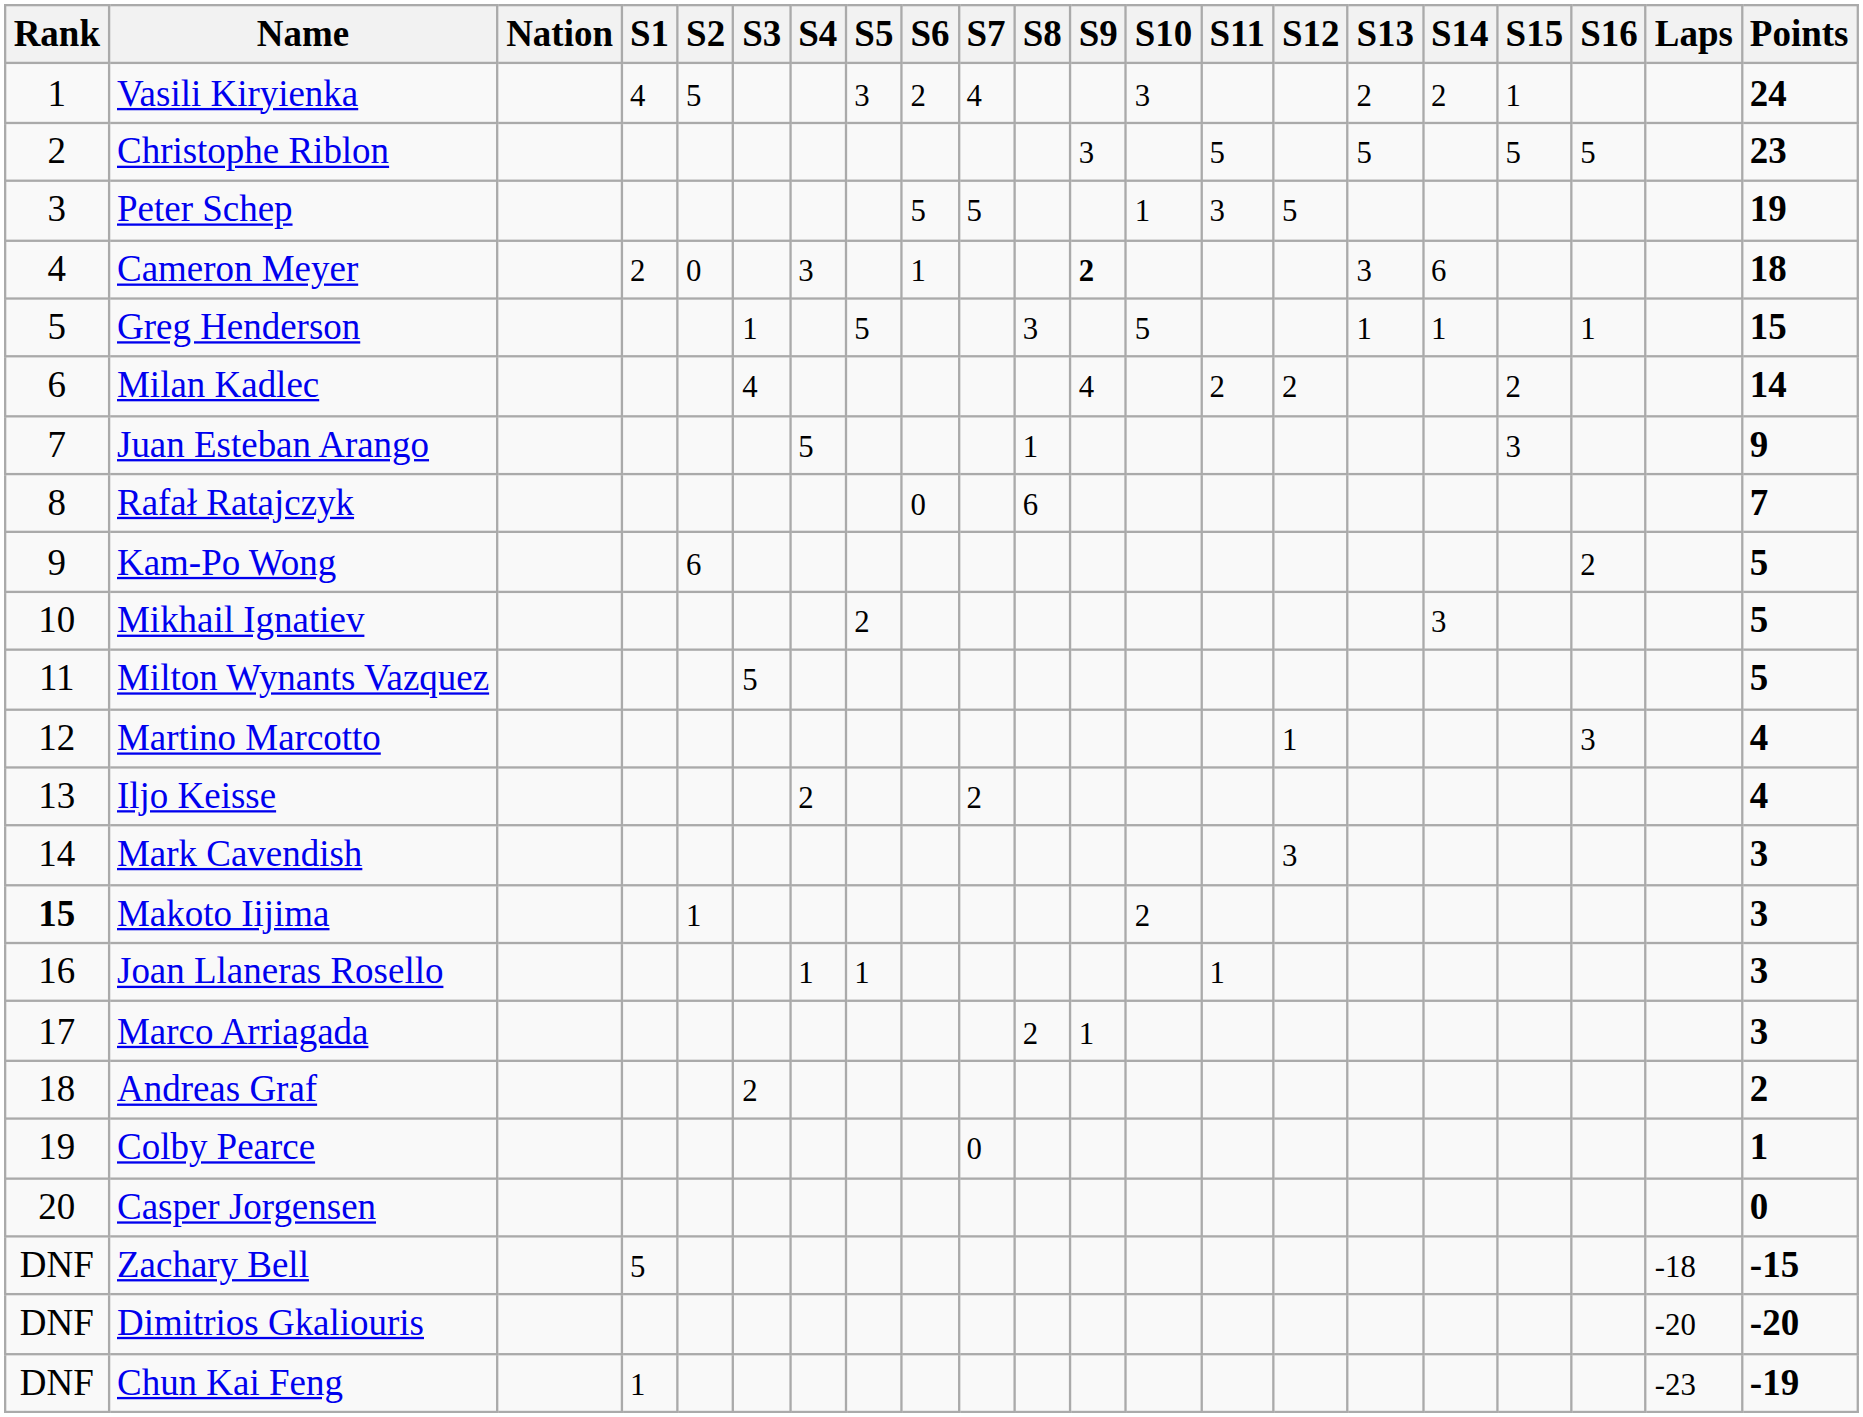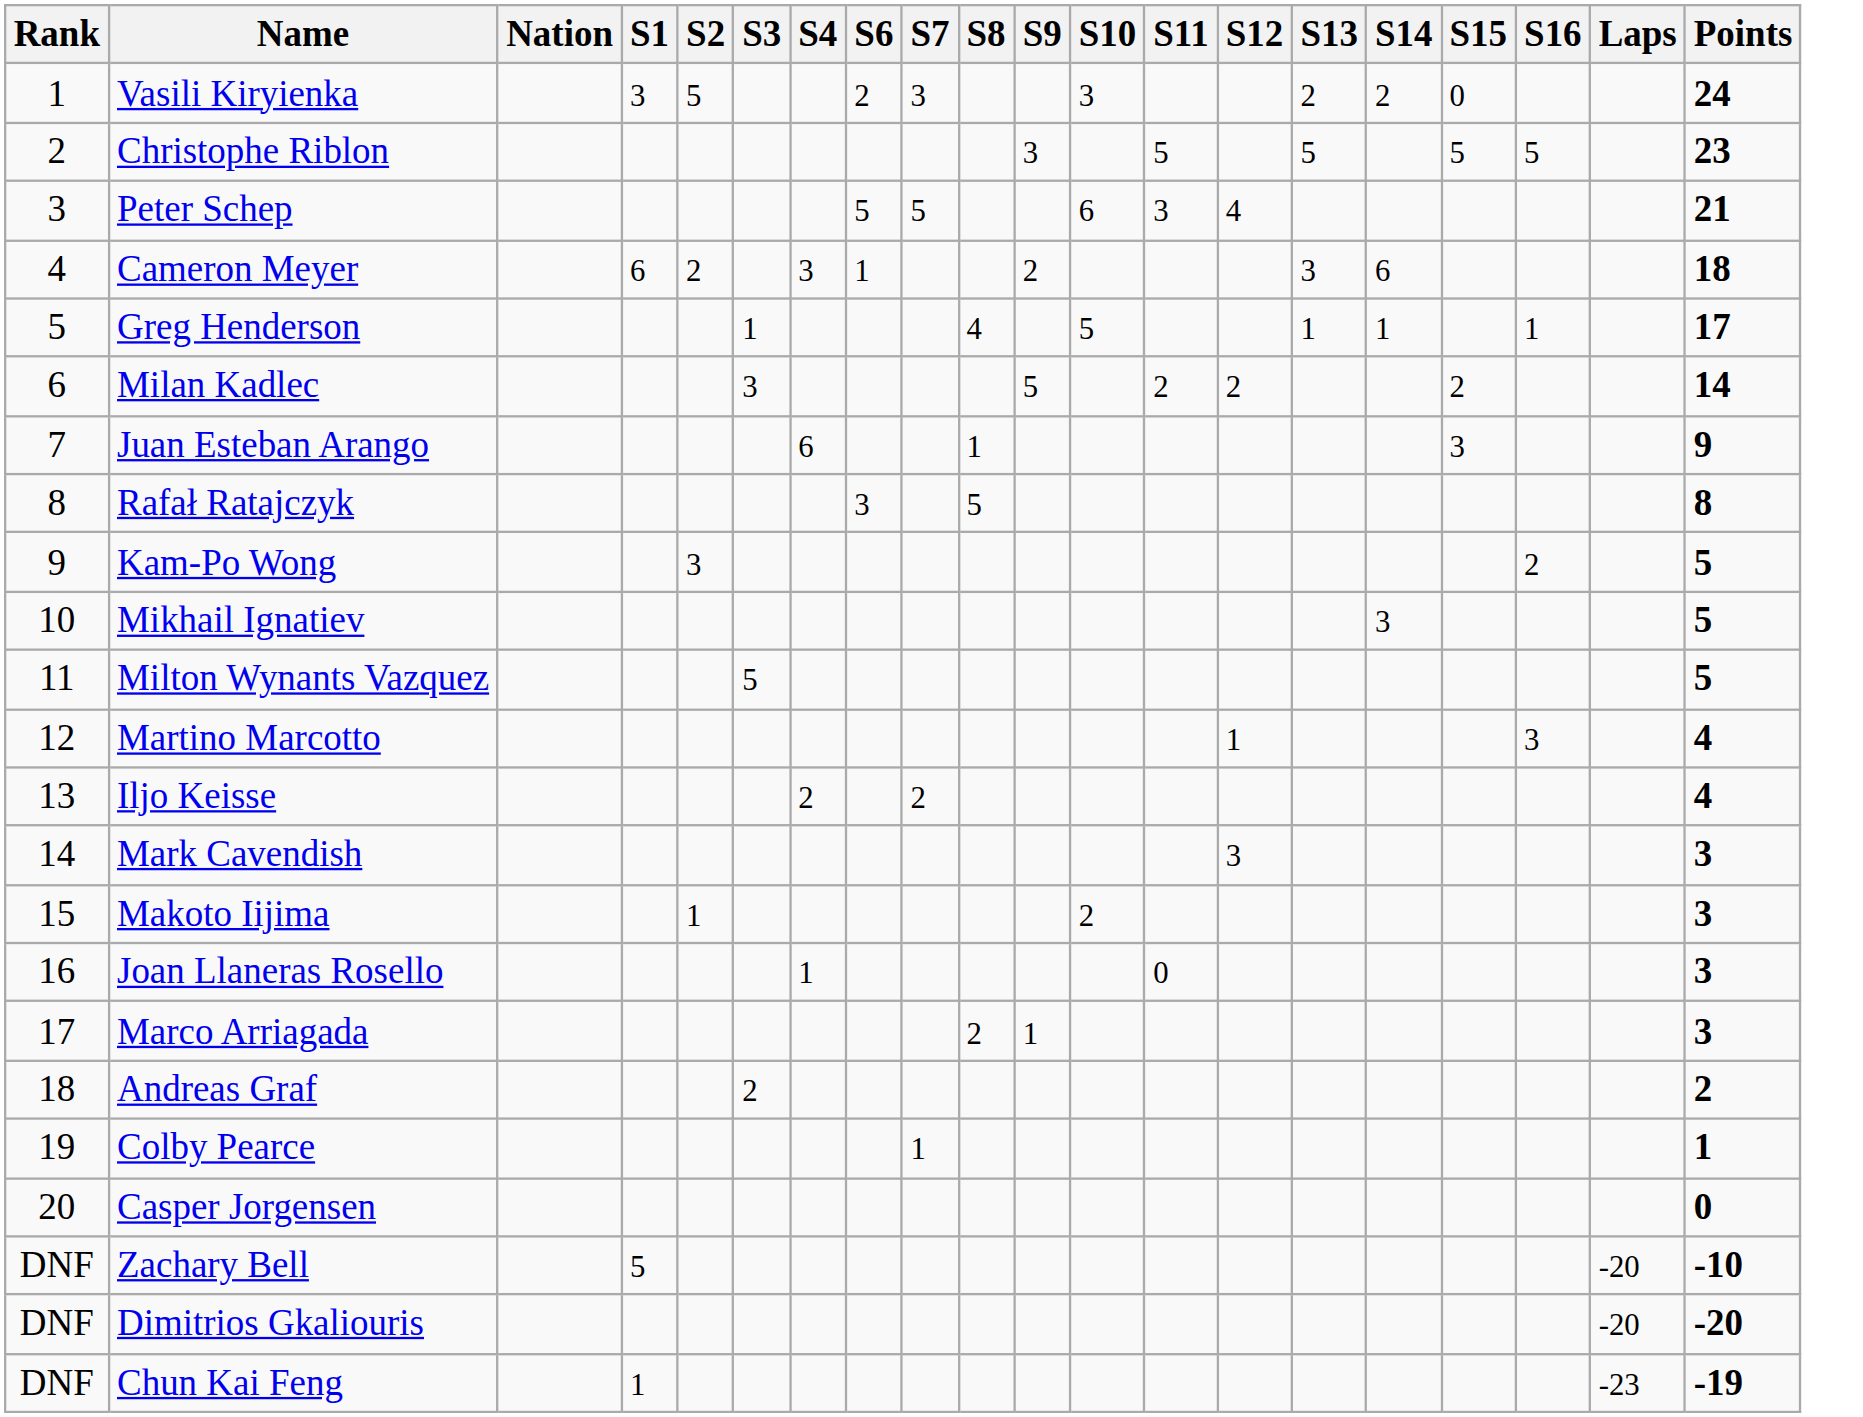- column: (874, 33)
(638, 94) 4 -> (638, 94) 3
(974, 94) 4 -> (918, 94) 3
(1513, 94) 1 -> (1457, 94) 0
(1143, 211) 1 -> (1086, 211) 6
(1290, 211) 5 -> (1234, 211) 4
(1768, 209) 19 -> (1712, 209) 21
(638, 270) 2 -> (638, 270) 6
(694, 270) 0 -> (694, 270) 2
(1086, 268) bold -> (1030, 270) normal
(1030, 329) 3 -> (974, 329) 4
(1768, 326) 15 -> (1712, 326) 17
(750, 387) 4 -> (750, 387) 3
(1086, 387) 4 -> (1030, 387) 5
(806, 446) 5 -> (806, 446) 6
(918, 505) 0 -> (862, 505) 3
(1030, 505) 6 -> (974, 505) 5
(1759, 502) 7 -> (1703, 502) 8
(694, 563) 6 -> (694, 563) 3
(57, 913) bold -> (57, 913) normal
(1217, 973) 1 -> (1161, 973) 0
(974, 1149) 0 -> (918, 1149) 1
(1675, 1267) -18 -> (1619, 1267) -20
(1774, 1264) -15 -> (1718, 1264) -10
